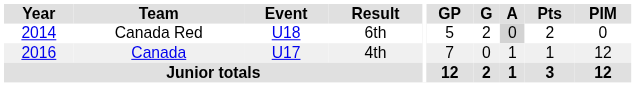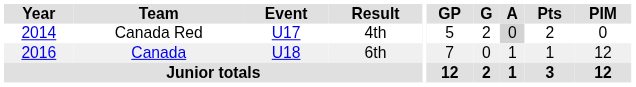(286, 33) U18 -> (286, 33) U17
(376, 33) 6th -> (376, 33) 4th
(286, 53) U17 -> (286, 53) U18
(376, 53) 4th -> (376, 53) 6th
